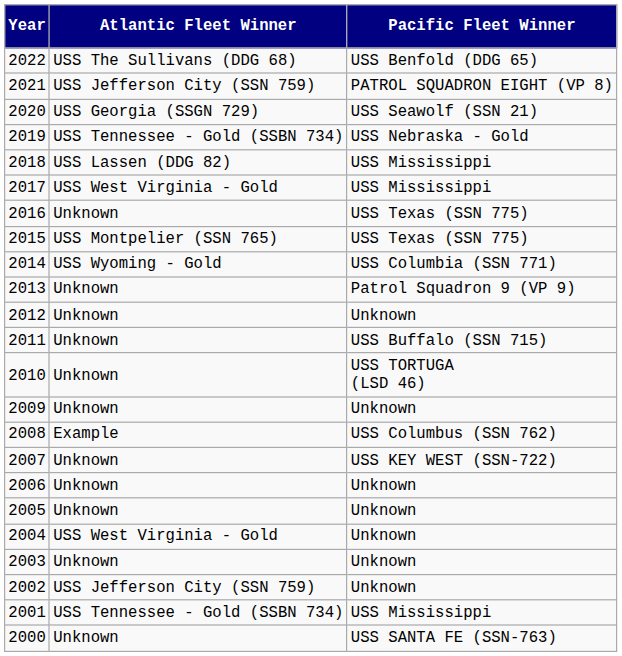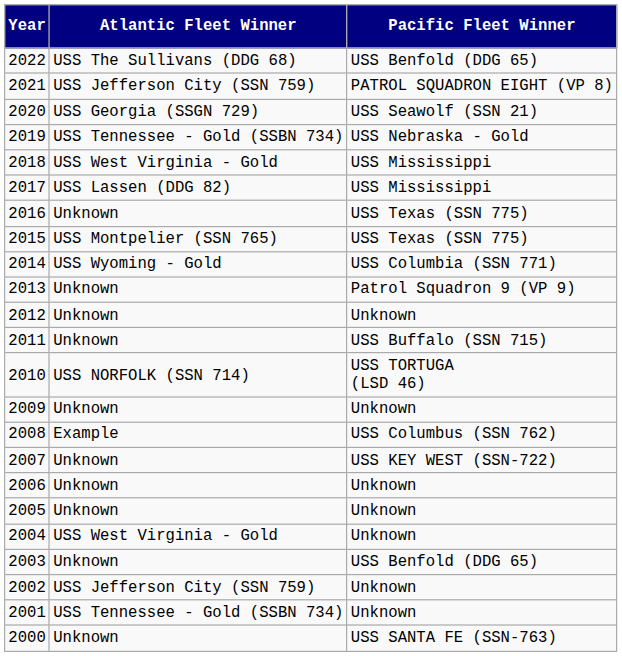(142, 162) USS Lassen (DDG 82) -> (166, 162) USS West Virginia - Gold
(166, 188) USS West Virginia - Gold -> (142, 188) USS Lassen (DDG 82)
(86, 375) Unknown -> (151, 375) USS NORFOLK (SSN 714)
(384, 562) Unknown -> (444, 562) USS Benfold (DDG 65)
(421, 613) USS Mississippi -> (384, 613) Unknown
